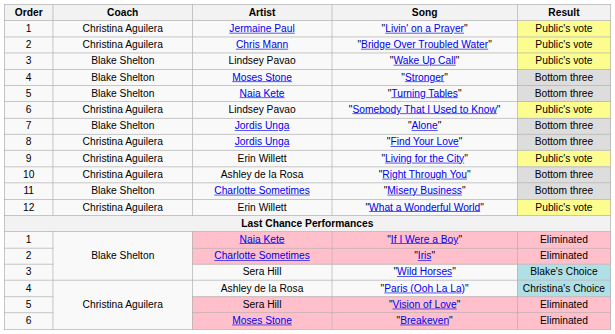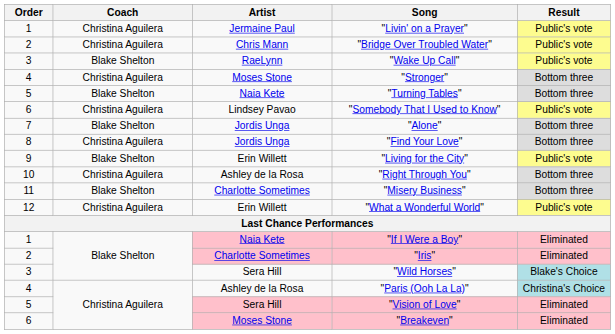(262, 61) Lindsey Pavao -> (262, 61) RaeLynn
(123, 77) Blake Shelton -> (123, 77) Christina Aguilera
(123, 158) Christina Aguilera -> (123, 158) Blake Shelton
